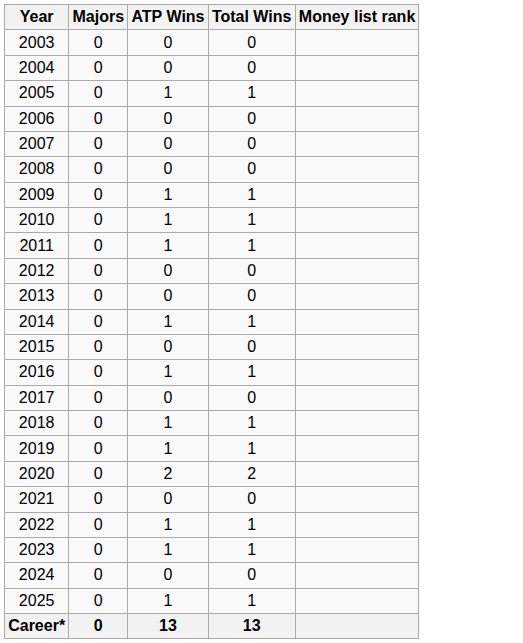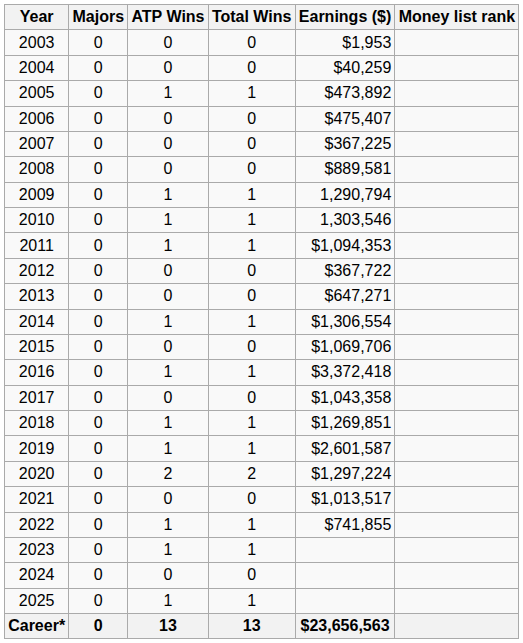+ column: (345, 17)
